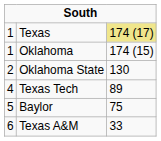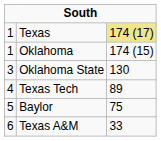(10, 70) 2 -> (10, 70) 3
